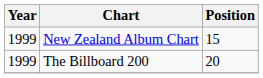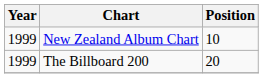(213, 38) 15 -> (213, 38) 10
